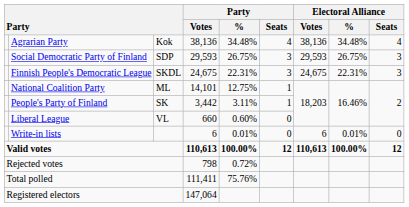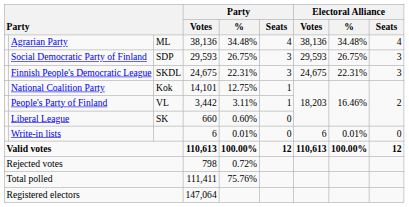(164, 42) Kok -> (163, 42) ML
(163, 88) ML -> (164, 88) Kok
(162, 103) SK -> (162, 103) VL
(162, 118) VL -> (162, 118) SK
